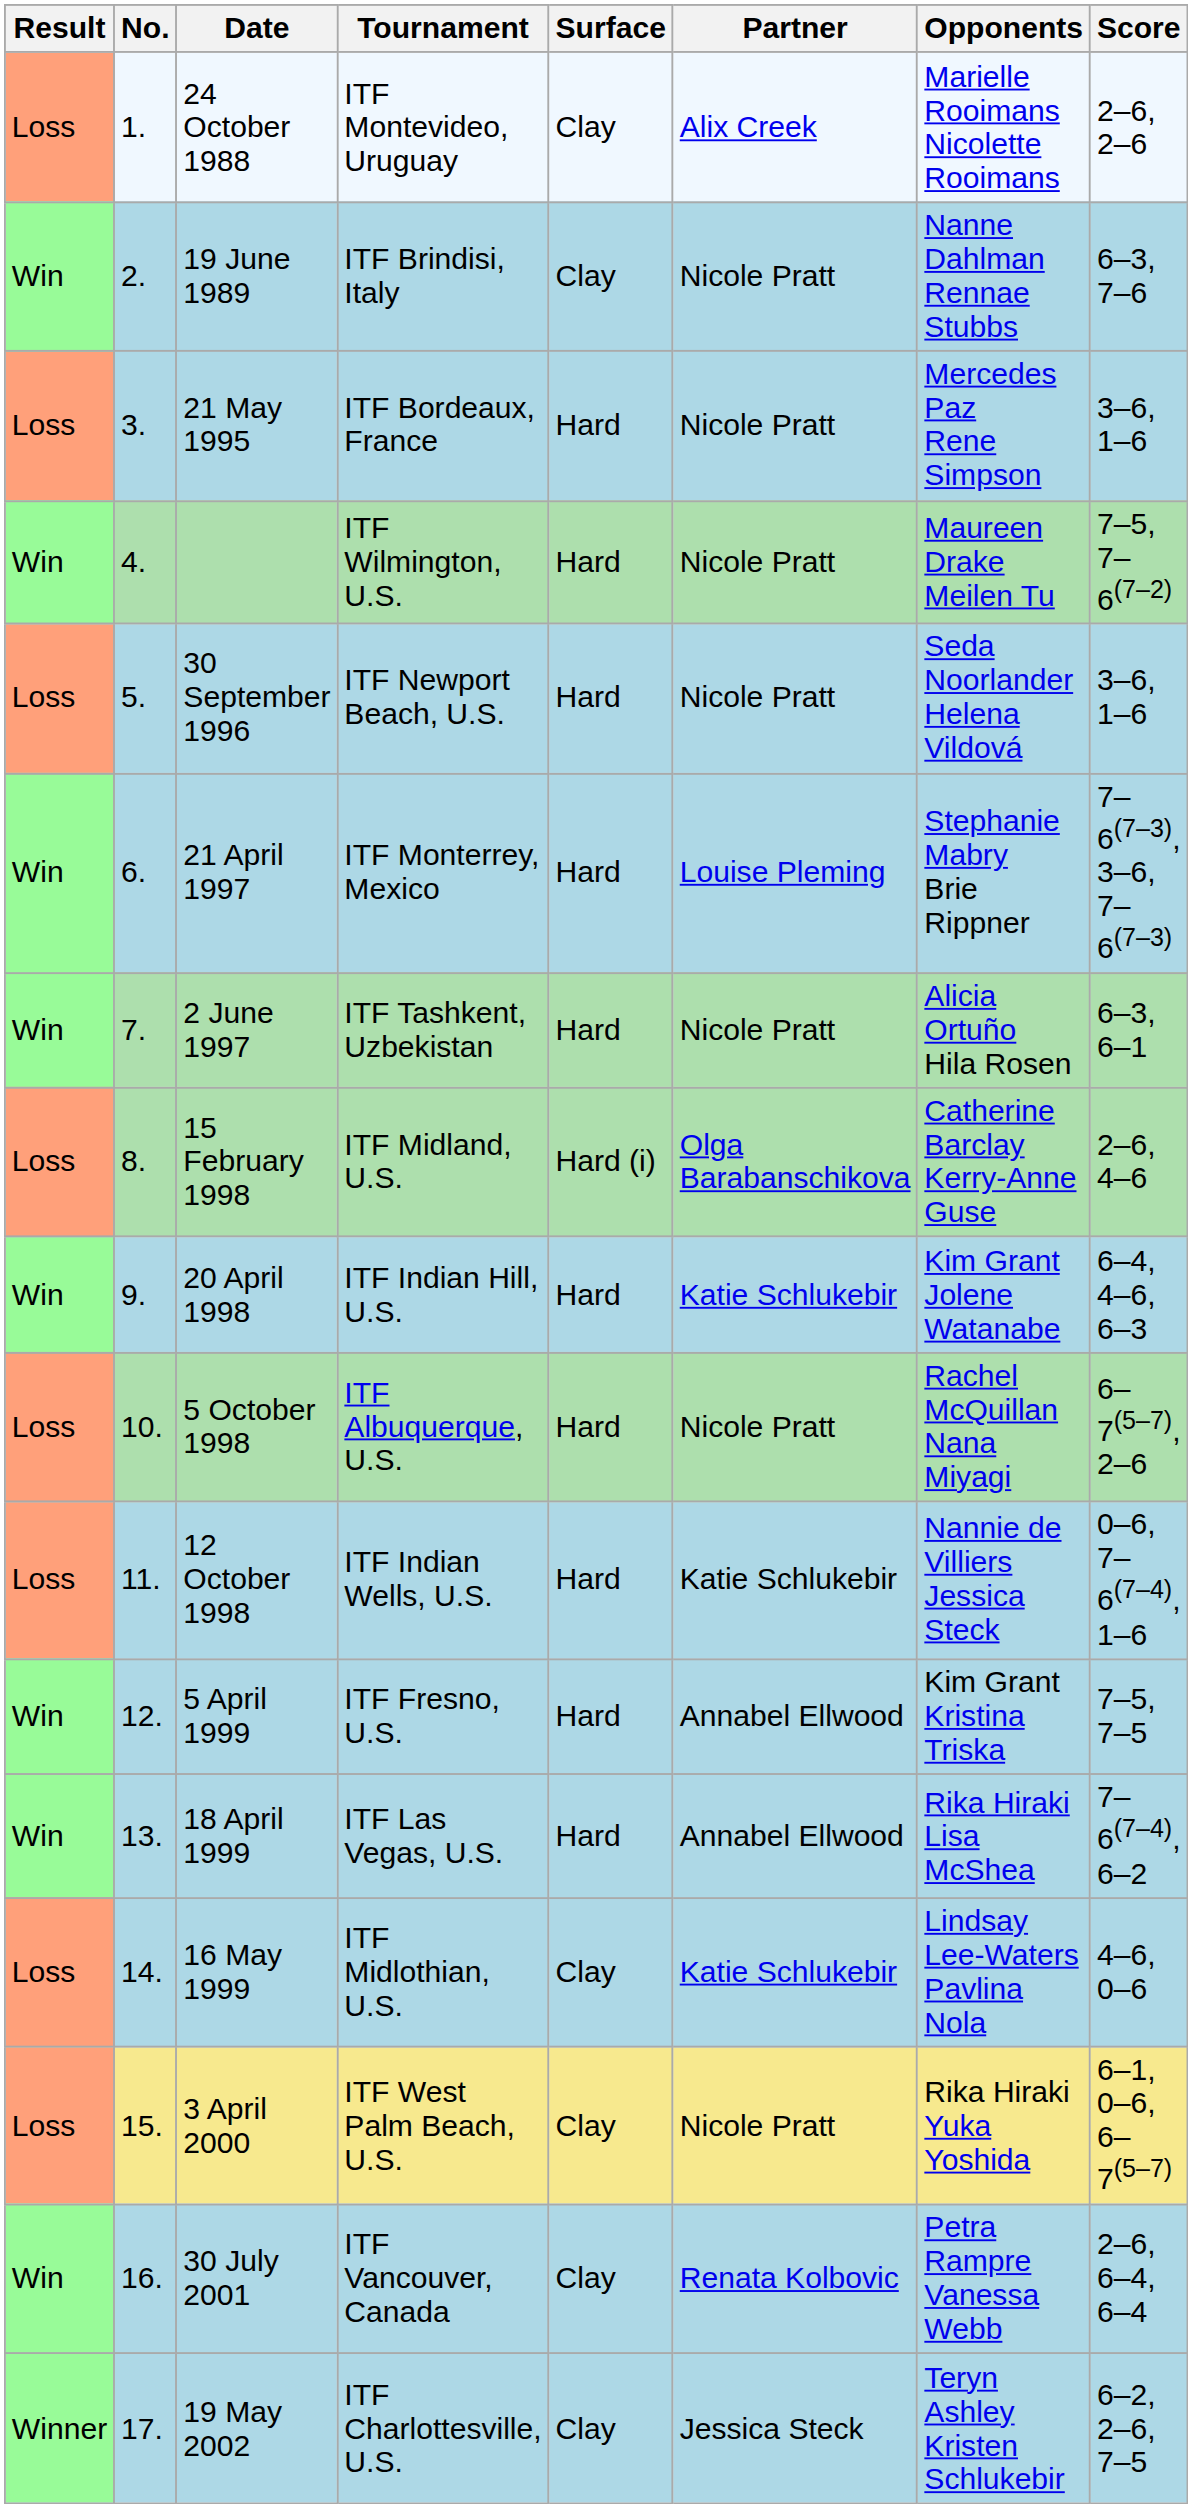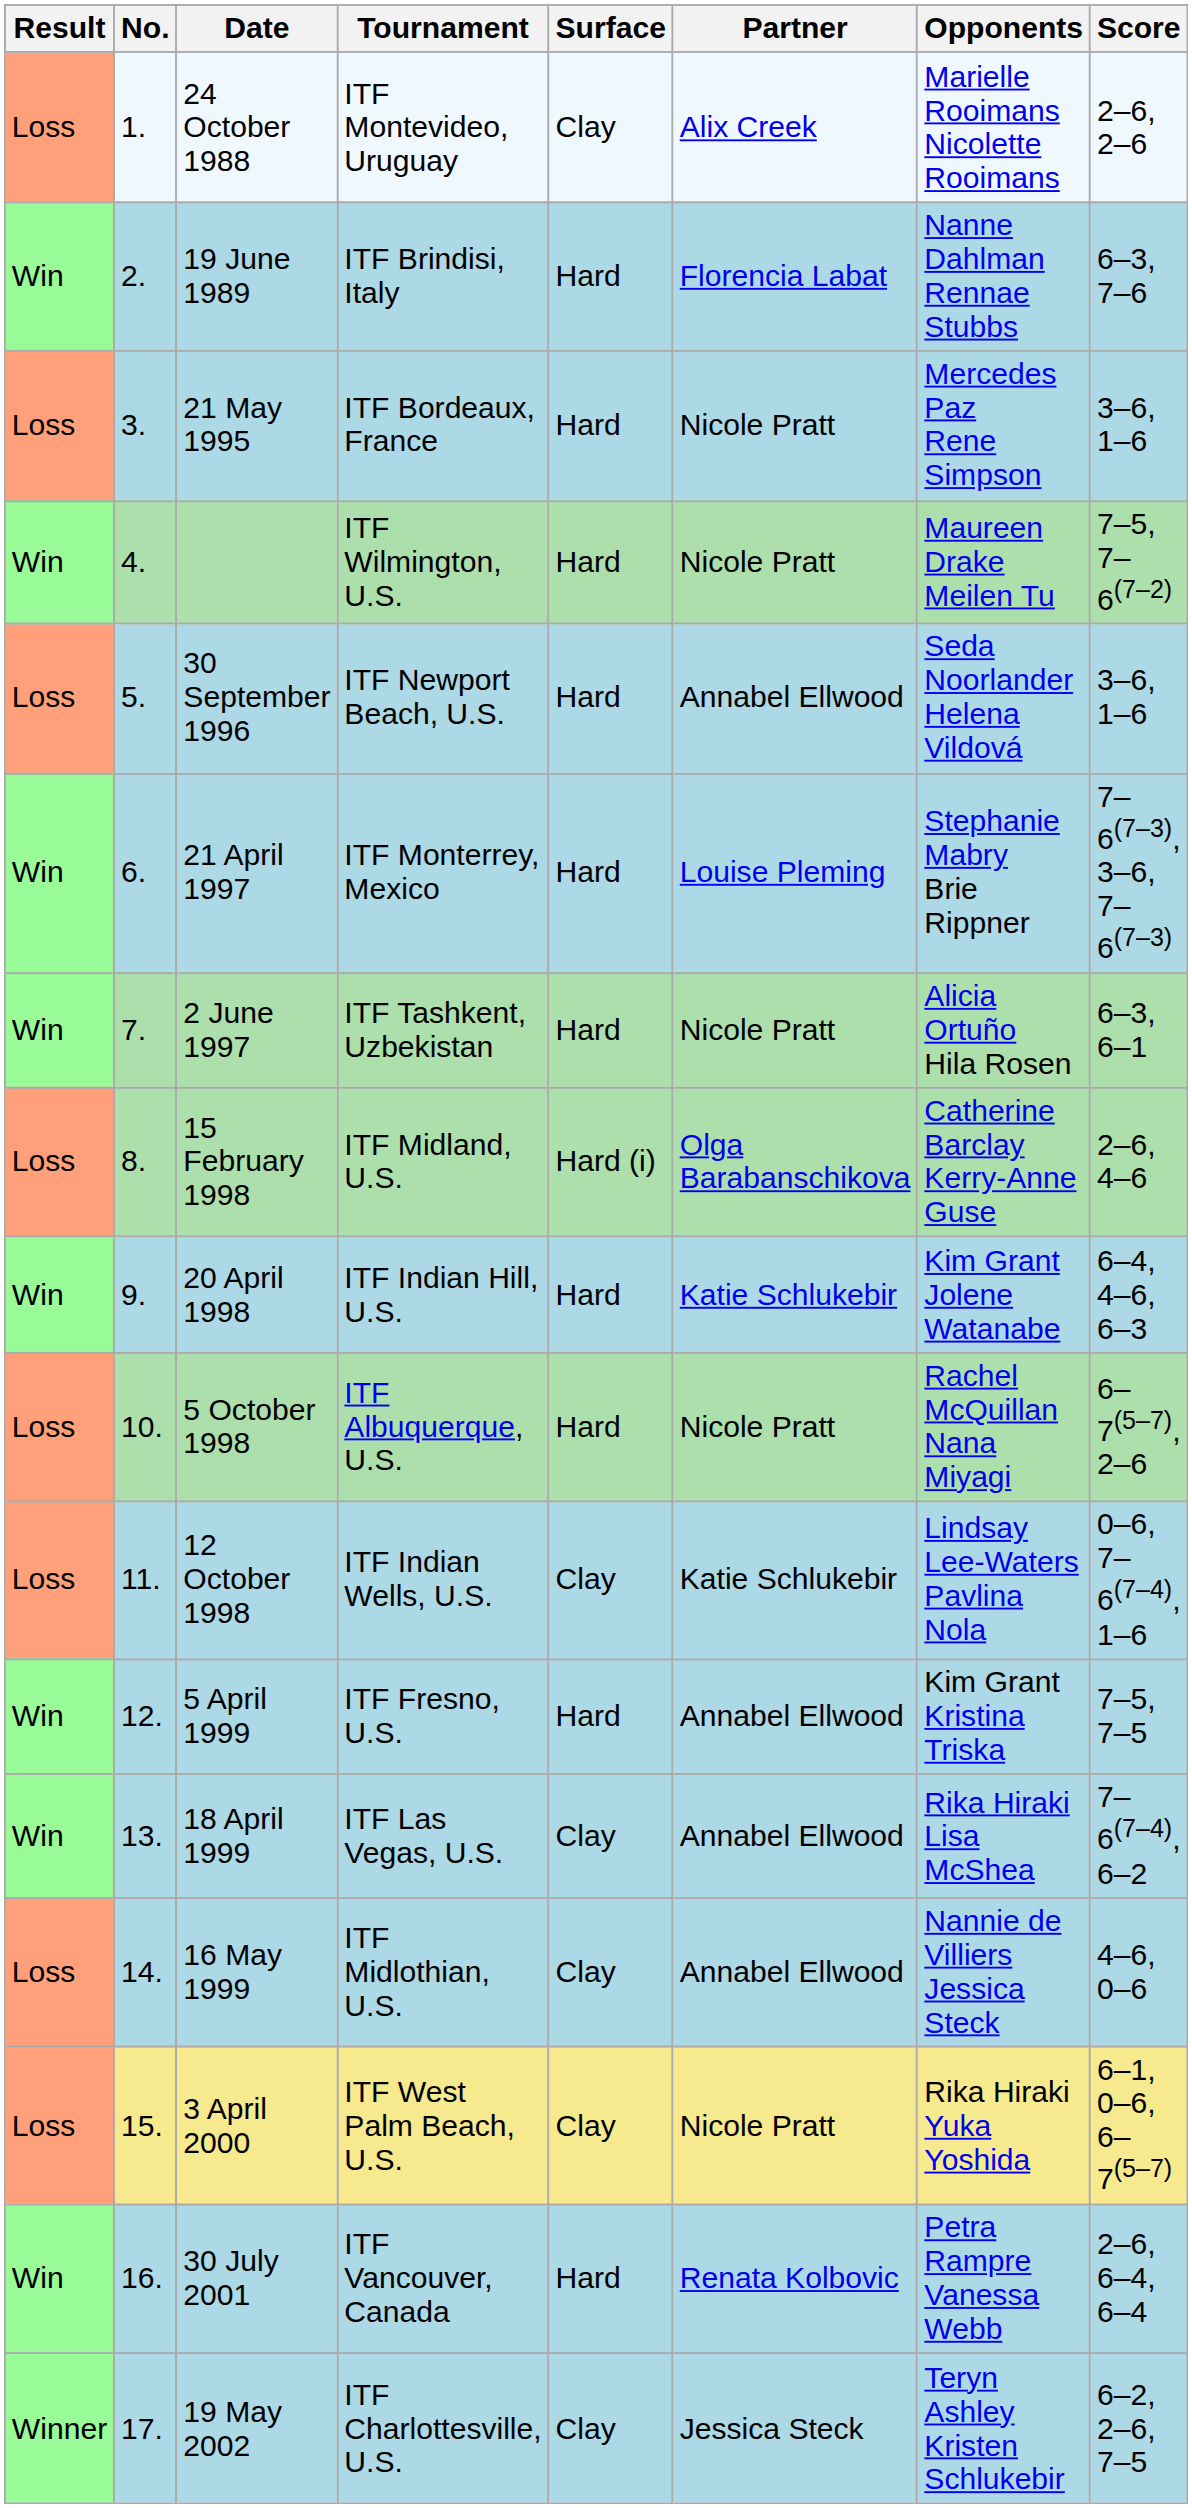(586, 276) Clay -> (588, 276) Hard
(757, 276) Nicole Pratt -> (783, 276) Florencia Labat
(757, 698) Nicole Pratt -> (792, 698) Annabel Ellwood
(588, 1579) Hard -> (586, 1579) Clay
(993, 1579) Nannie de Villiers Jessica Steck -> (1002, 1579) Lindsay Lee-Waters Pavlina Nola
(588, 1835) Hard -> (586, 1835) Clay
(788, 1972) Katie Schlukebir -> (792, 1972) Annabel Ellwood
(1002, 1972) Lindsay Lee-Waters Pavlina Nola -> (993, 1972) Nannie de Villiers Jessica Steck
(586, 2278) Clay -> (588, 2278) Hard
